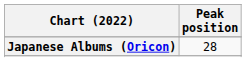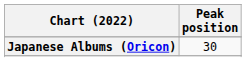(210, 47) 28 -> (210, 47) 30
